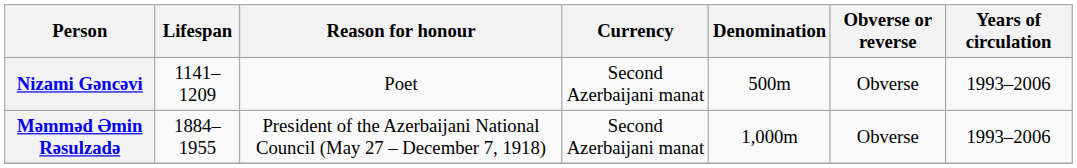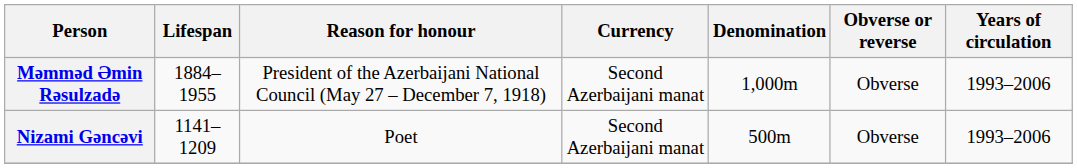rows swapped: (80, 84) <-> (80, 137)
